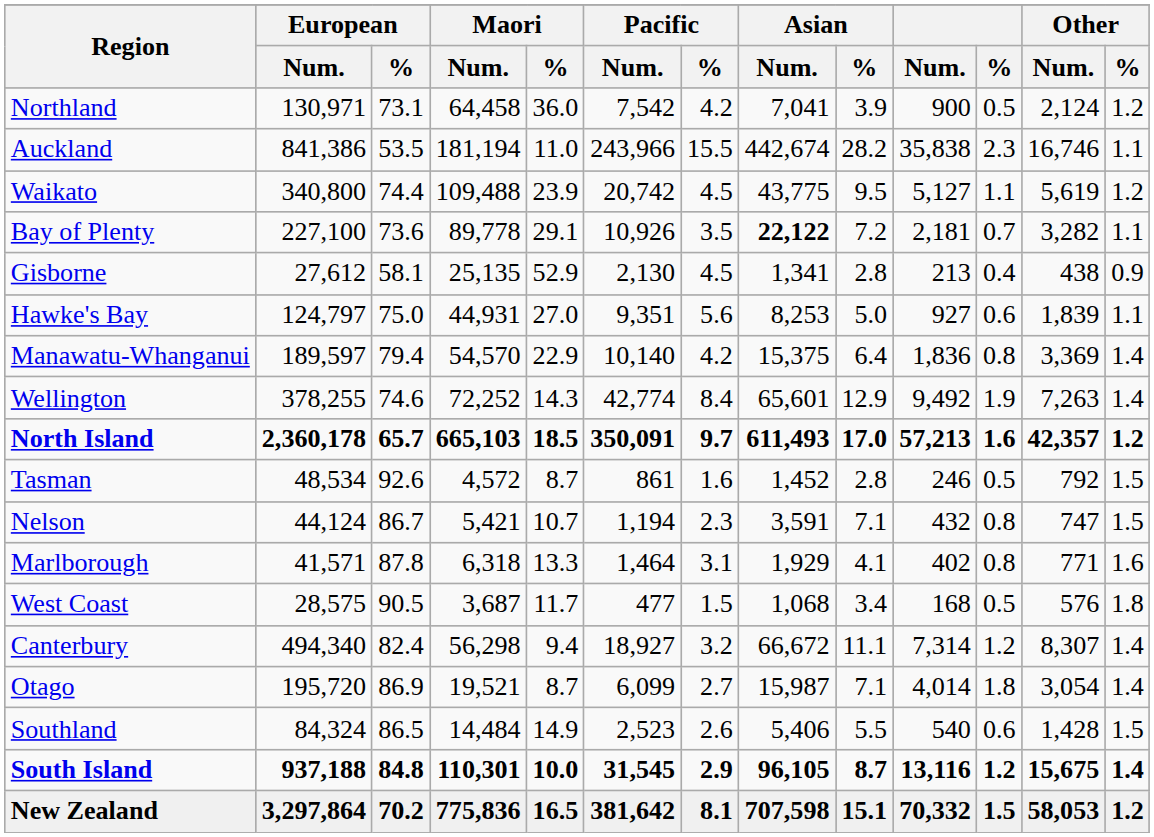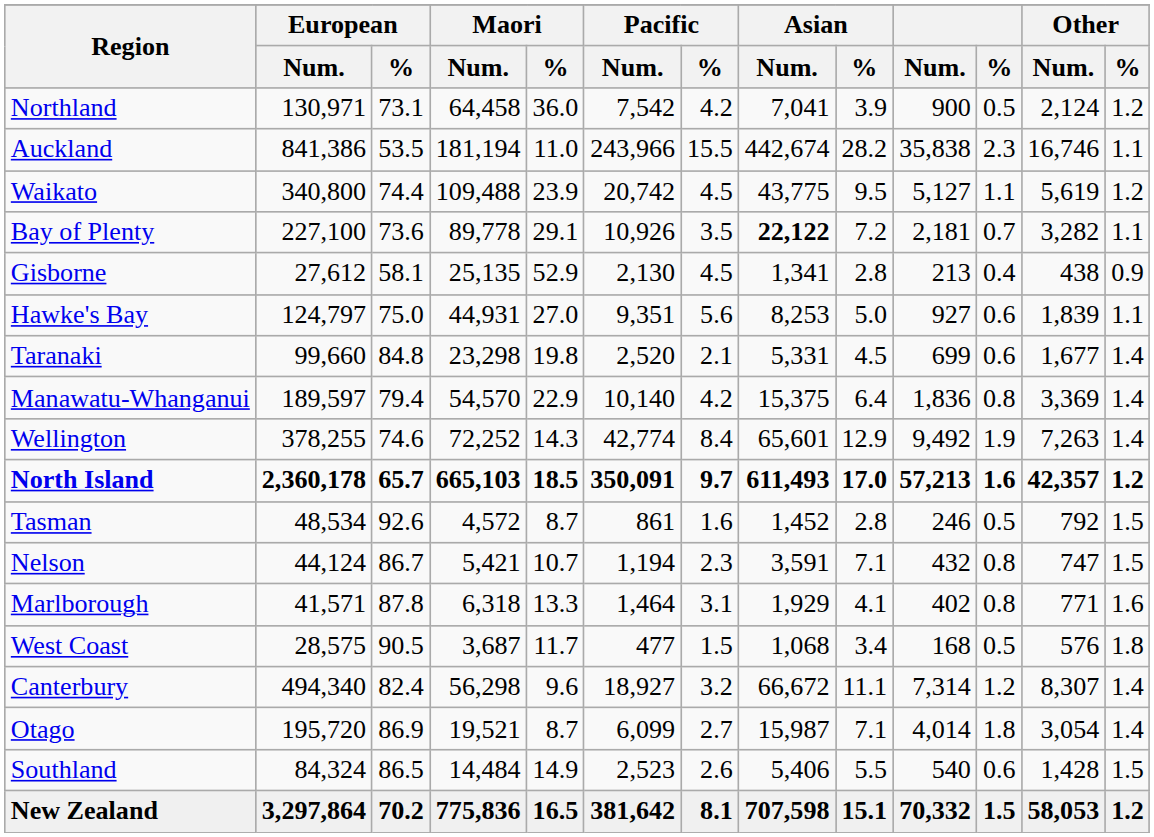+ row: (56, 356)
(562, 645) 9.4 -> (562, 686) 9.6
- row: (82, 769)
